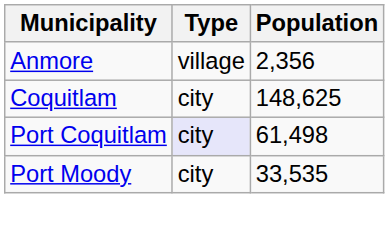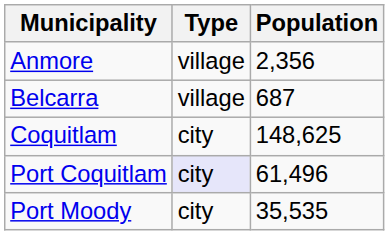+ row: (54, 98)
(292, 135) 61,498 -> (292, 173) 61,496
(292, 173) 33,535 -> (292, 211) 35,535
